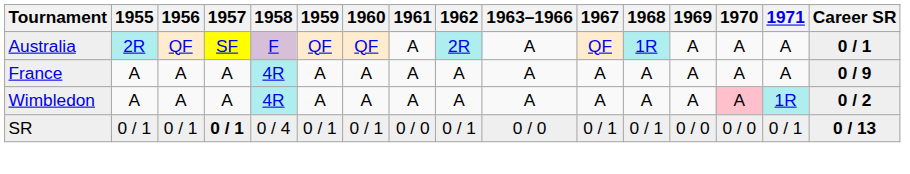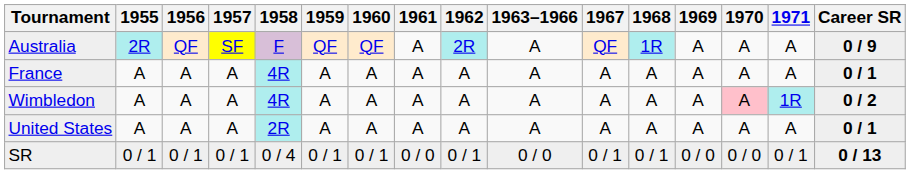(855, 45) 0 / 1 -> (860, 45) 0 / 9
(855, 73) 0 / 9 -> (860, 73) 0 / 1
+ row: (60, 127)
(227, 127) bold -> (232, 155) normal
